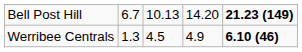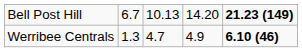(155, 36) 4.5 -> (155, 36) 4.7
